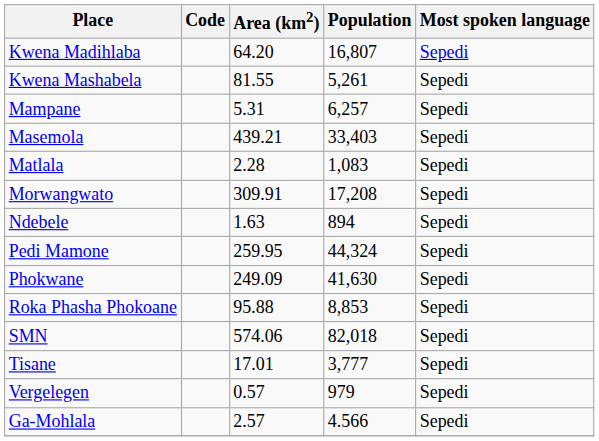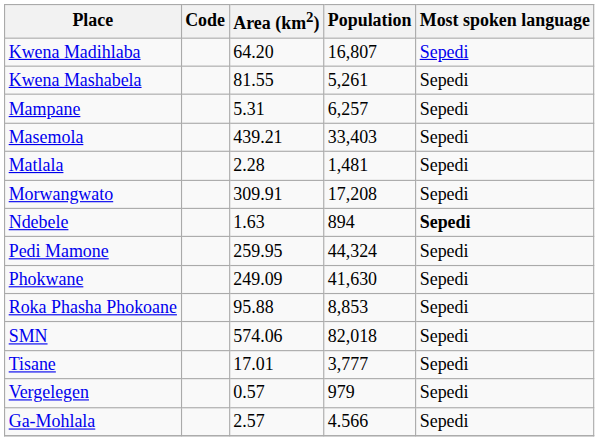(348, 165) 1,083 -> (348, 165) 1,481
(444, 222) normal -> (445, 222) bold
